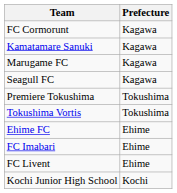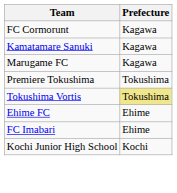- row: (30, 79)
(146, 113) no background -> (146, 96) khaki background
- row: (28, 163)
